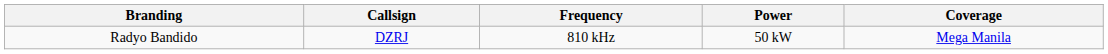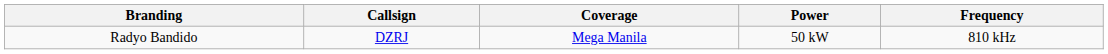columns swapped: (591, 15) <-> (974, 15)
